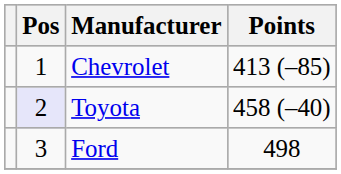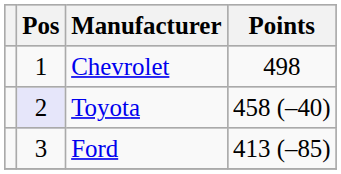(282, 66) 413 (–85) -> (282, 66) 498
(282, 148) 498 -> (282, 148) 413 (–85)
